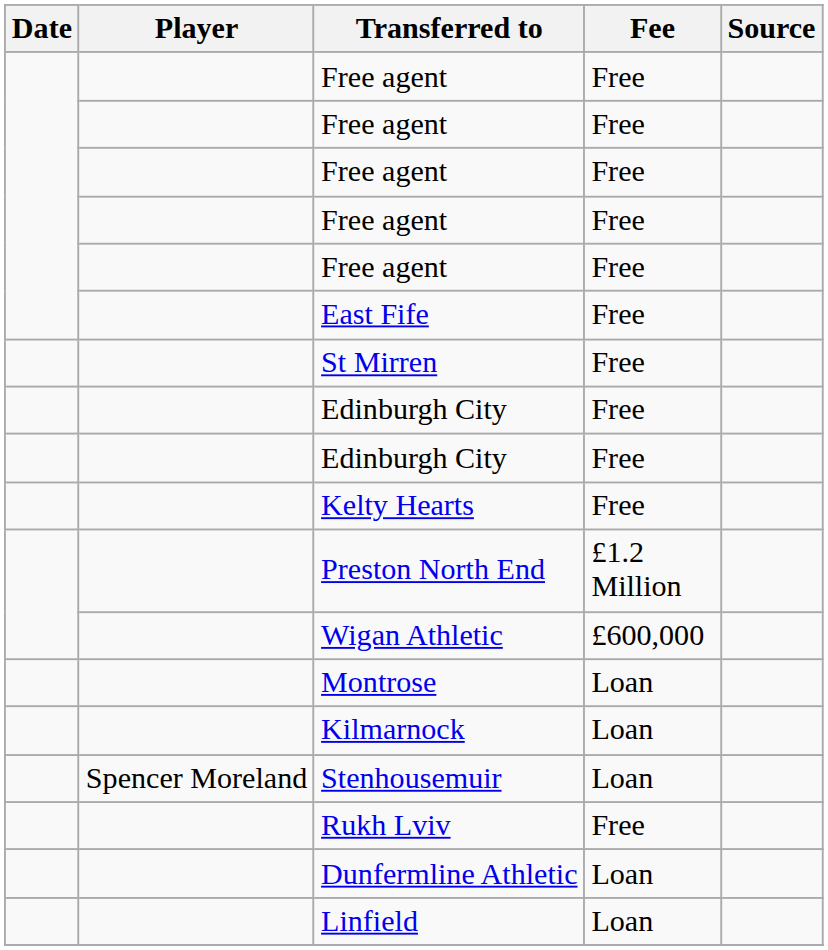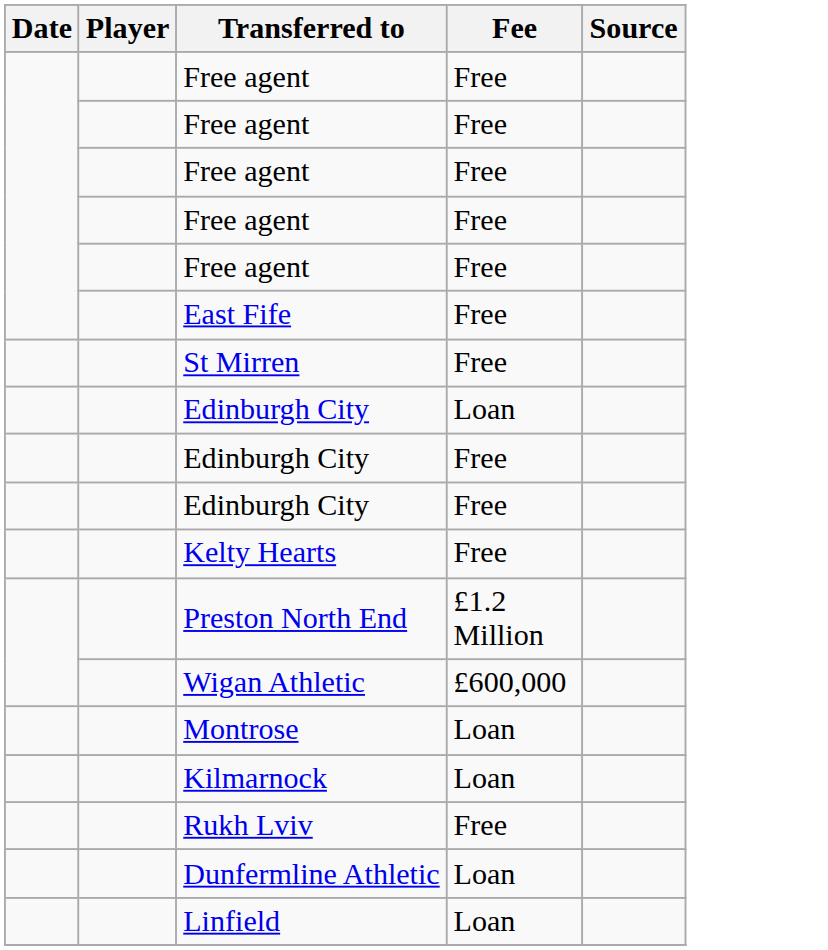+ row: (276, 409)
- row: (411, 777)
